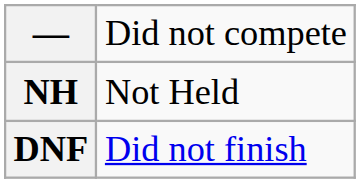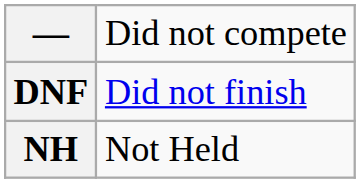rows swapped: (51, 148) <-> (51, 90)
